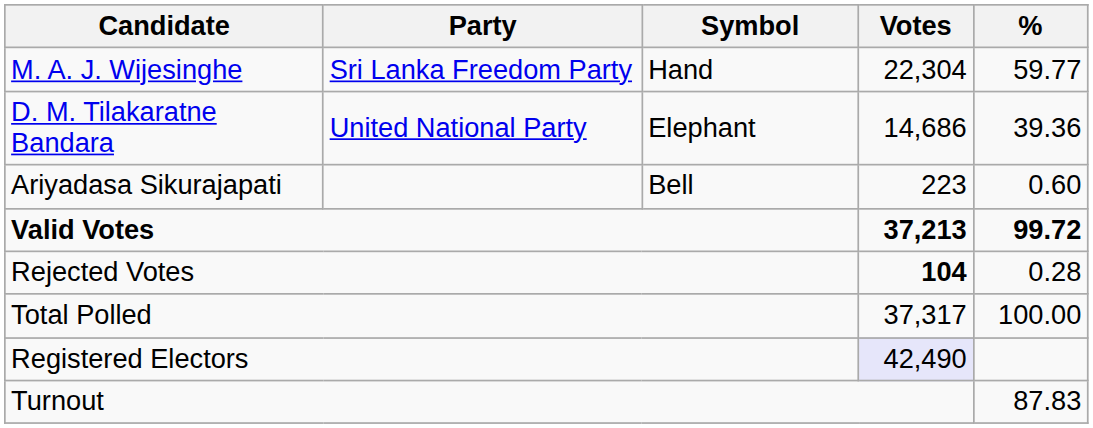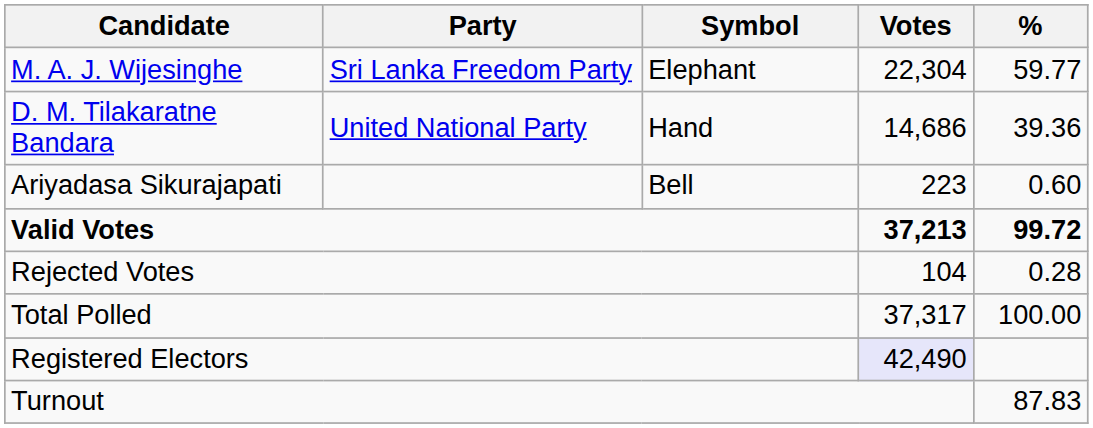(681, 69) Hand -> (702, 69) Elephant
(702, 127) Elephant -> (681, 127) Hand
(944, 272) bold -> (944, 272) normal
